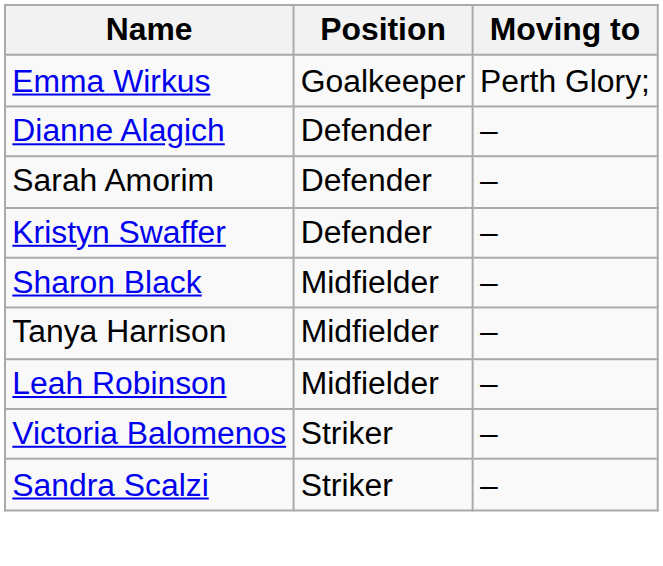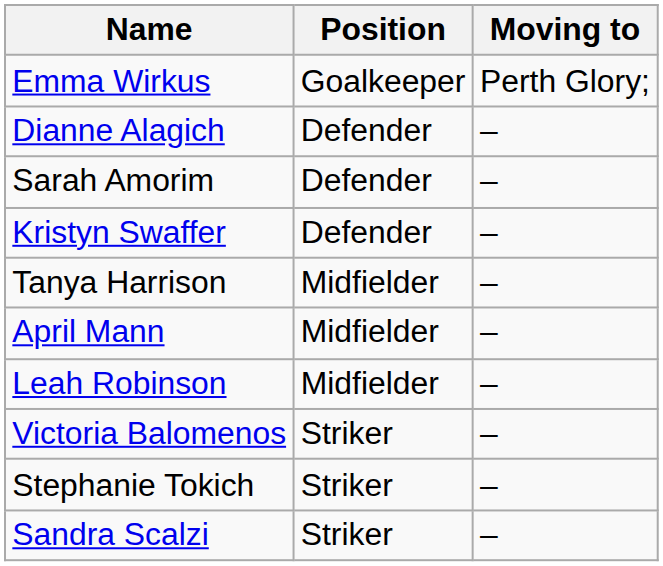- row: (107, 282)
+ row: (88, 332)
+ row: (133, 484)
